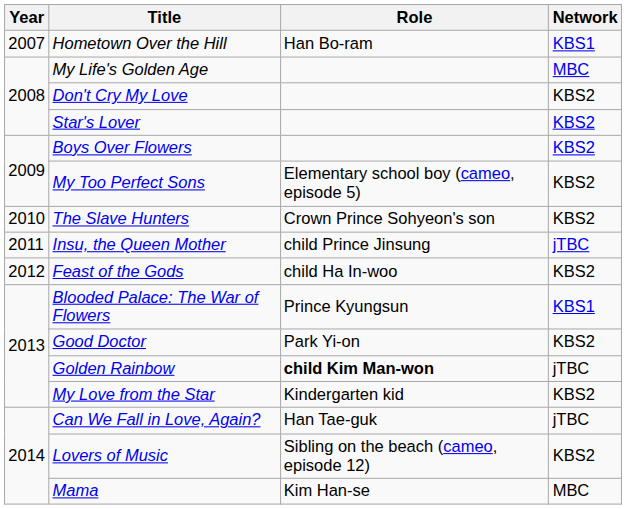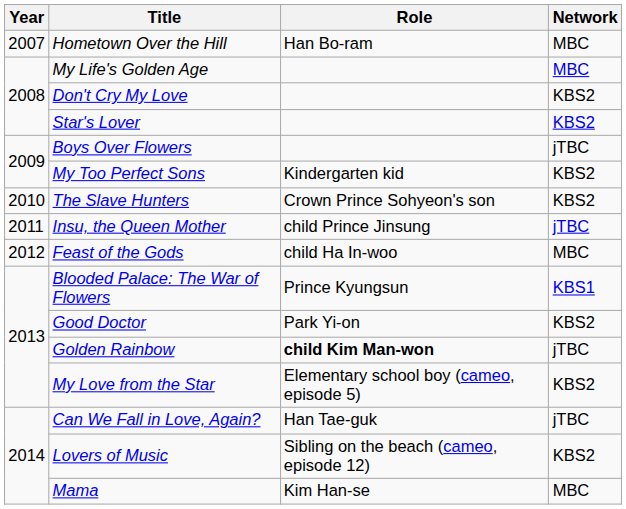(574, 43) KBS1 -> (571, 43) MBC
(574, 148) KBS2 -> (571, 148) jTBC
(399, 183) Elementary school boy (cameo, episode 5) -> (344, 174) Kindergarten kid
(574, 271) KBS2 -> (571, 252) MBC
(344, 394) Kindergarten kid -> (399, 385) Elementary school boy (cameo, episode 5)
